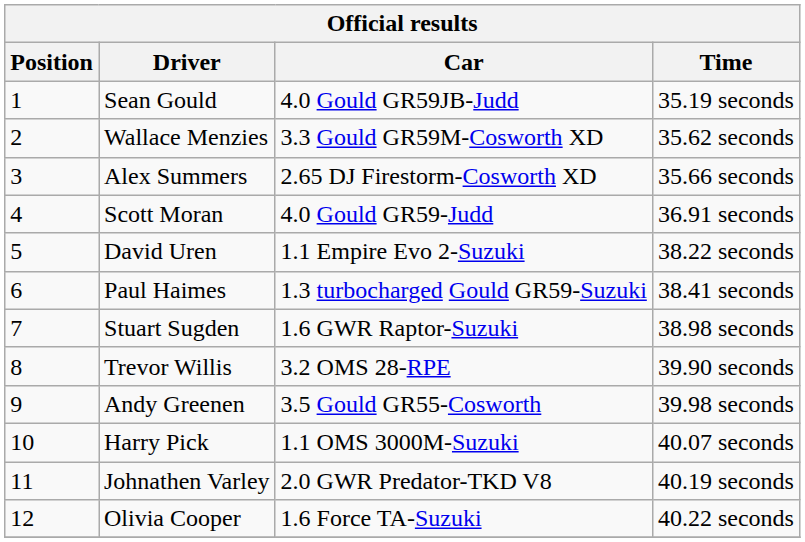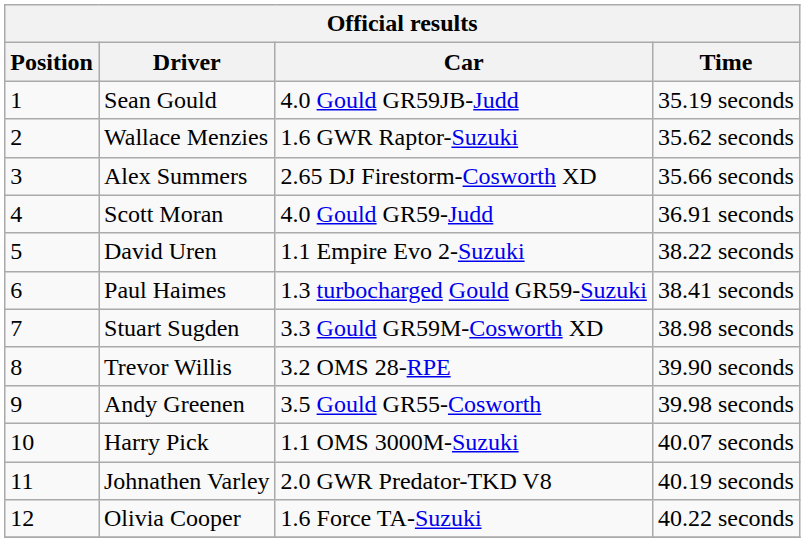(442, 137) 3.3 Gould GR59M-Cosworth XD -> (399, 137) 1.6 GWR Raptor-Suzuki
(399, 328) 1.6 GWR Raptor-Suzuki -> (442, 328) 3.3 Gould GR59M-Cosworth XD
